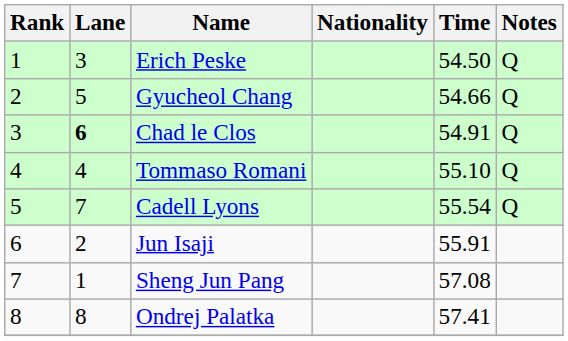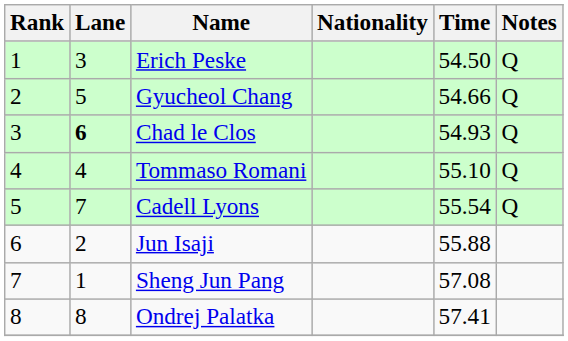(465, 133) 54.91 -> (465, 133) 54.93
(465, 243) 55.91 -> (465, 243) 55.88
